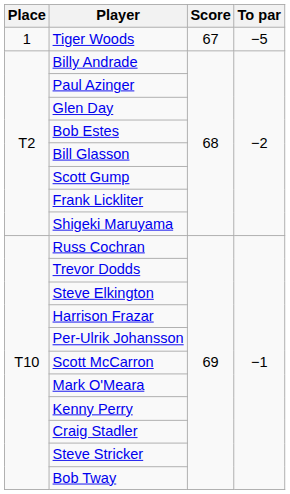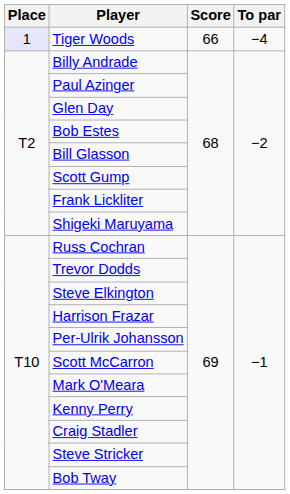(27, 39) no background -> (27, 39) lavender background
(211, 39) 67 -> (211, 39) 66
(259, 39) −5 -> (259, 39) −4
